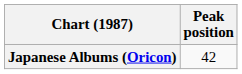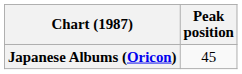(209, 56) 42 -> (209, 56) 45
